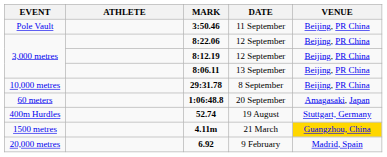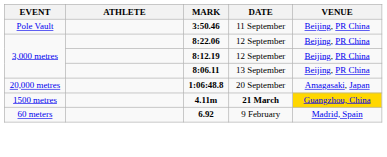- row: (206, 85)
(35, 100) 60 meters -> (35, 85) 20,000 metres
- row: (206, 115)
(261, 130) normal -> (261, 100) bold
(35, 144) 20,000 metres -> (35, 115) 60 meters
